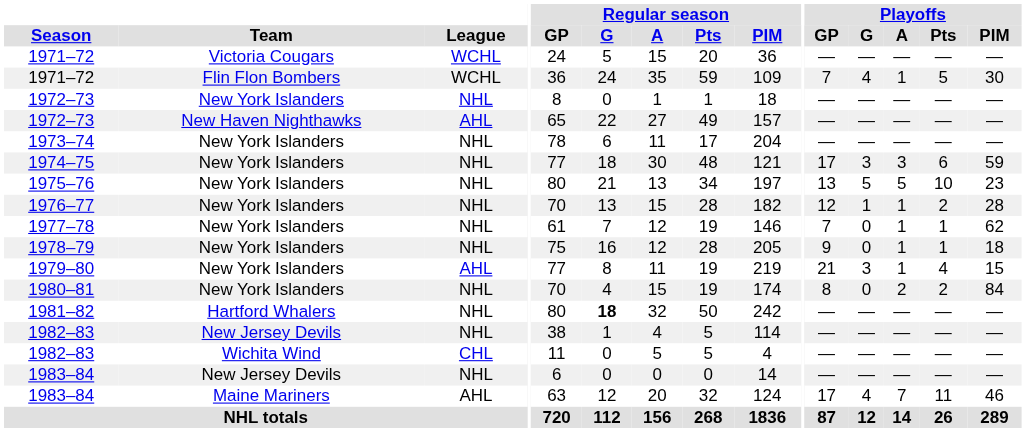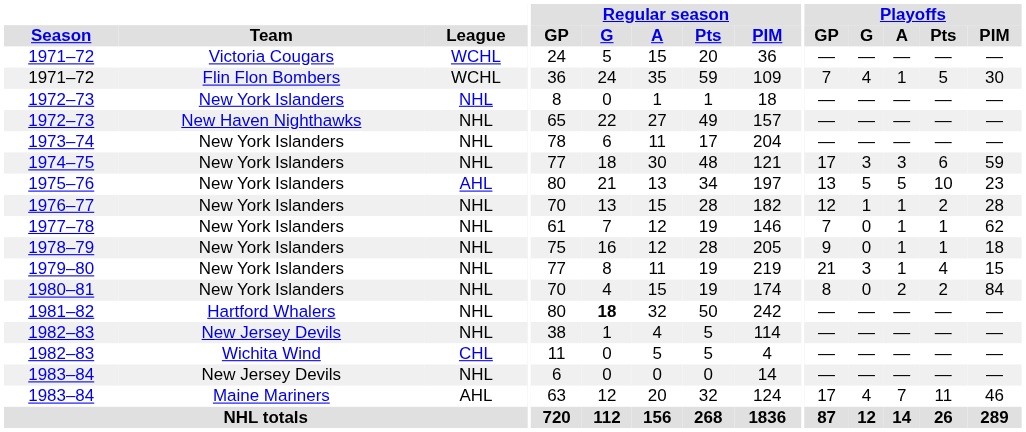(476, 120) AHL -> (476, 120) NHL
(476, 184) NHL -> (476, 184) AHL
(476, 268) AHL -> (476, 268) NHL
